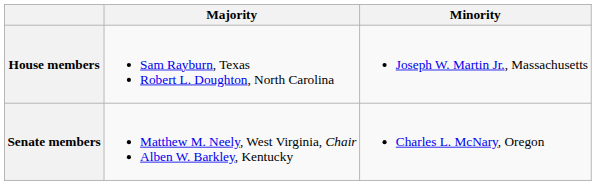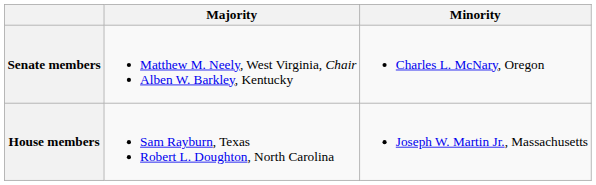rows swapped: (54, 141) <-> (54, 64)
